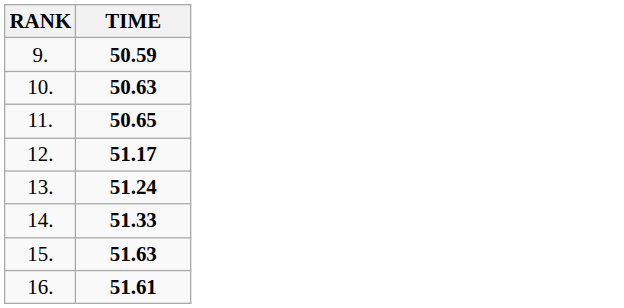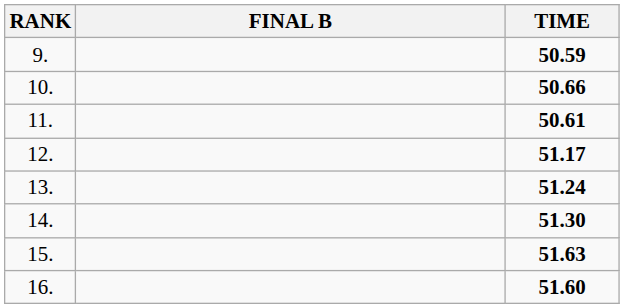+ column: (290, 21)
(133, 87) 50.63 -> (562, 87) 50.66
(133, 120) 50.65 -> (562, 120) 50.61
(133, 220) 51.33 -> (562, 220) 51.30
(133, 287) 51.61 -> (562, 287) 51.60
